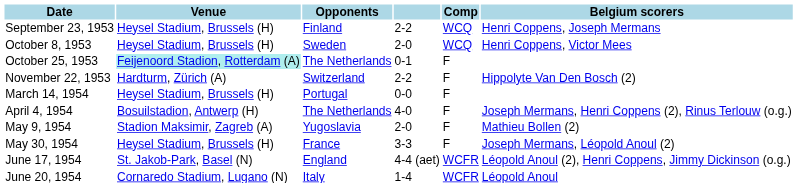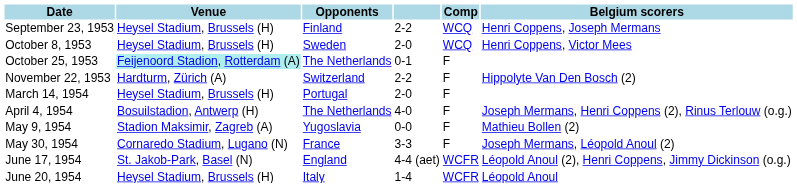(403, 94) 0-0 -> (403, 94) 2-0
(403, 127) 2-0 -> (403, 127) 0-0
(195, 144) Heysel Stadium, Brussels (H) -> (202, 144) Cornaredo Stadium, Lugano (N)
(202, 177) Cornaredo Stadium, Lugano (N) -> (195, 177) Heysel Stadium, Brussels (H)
